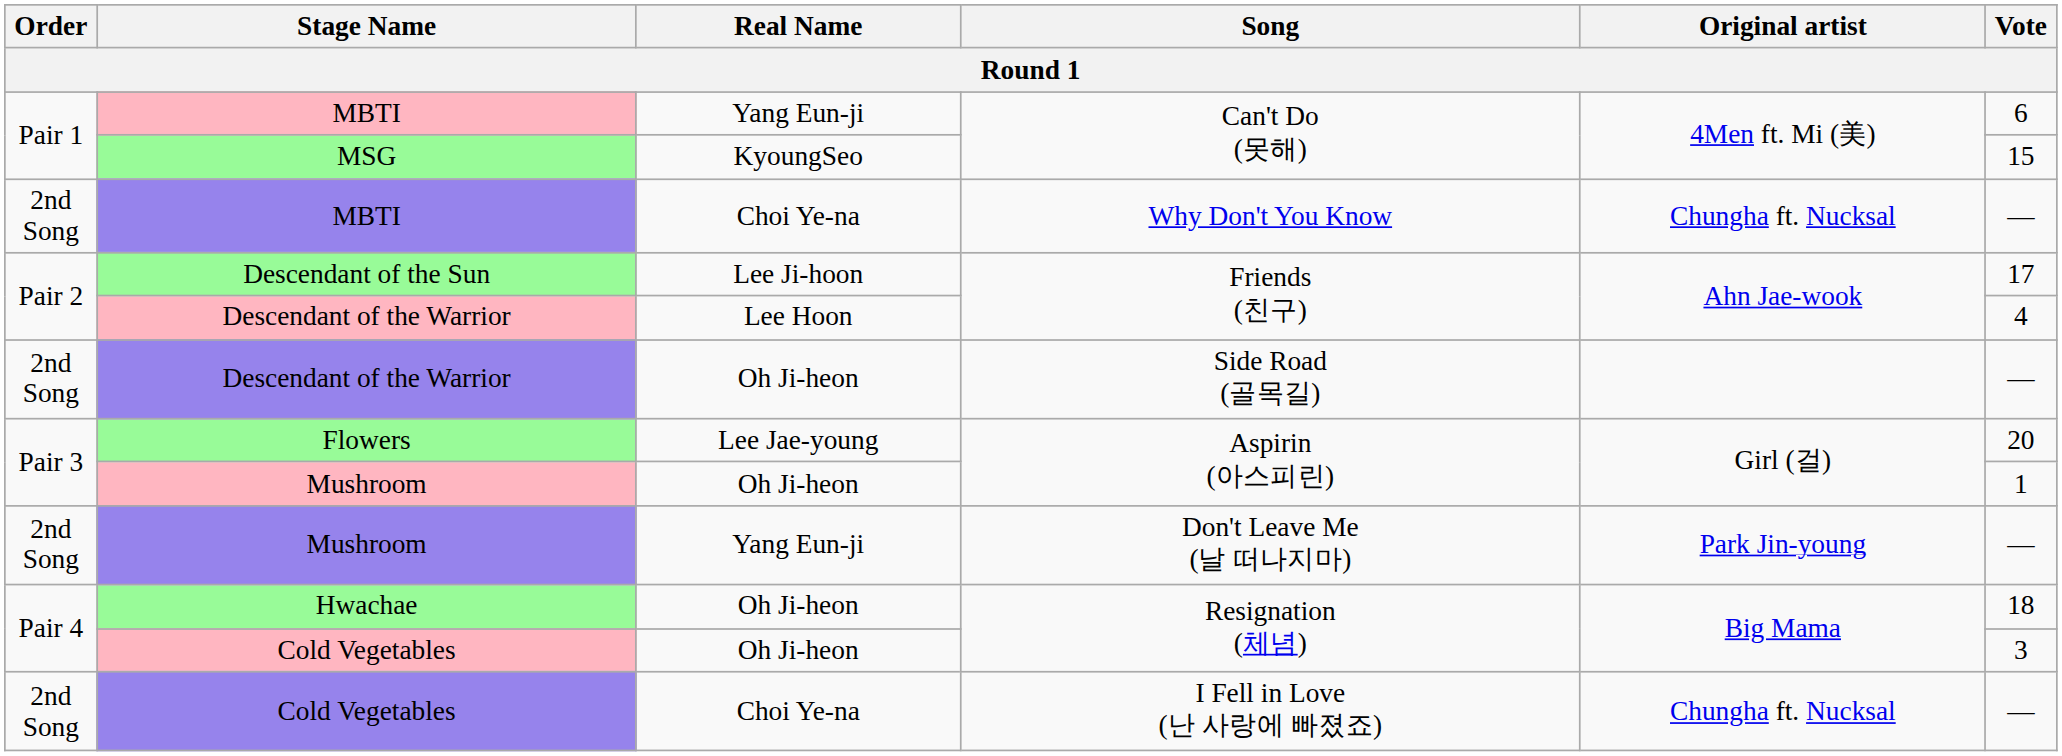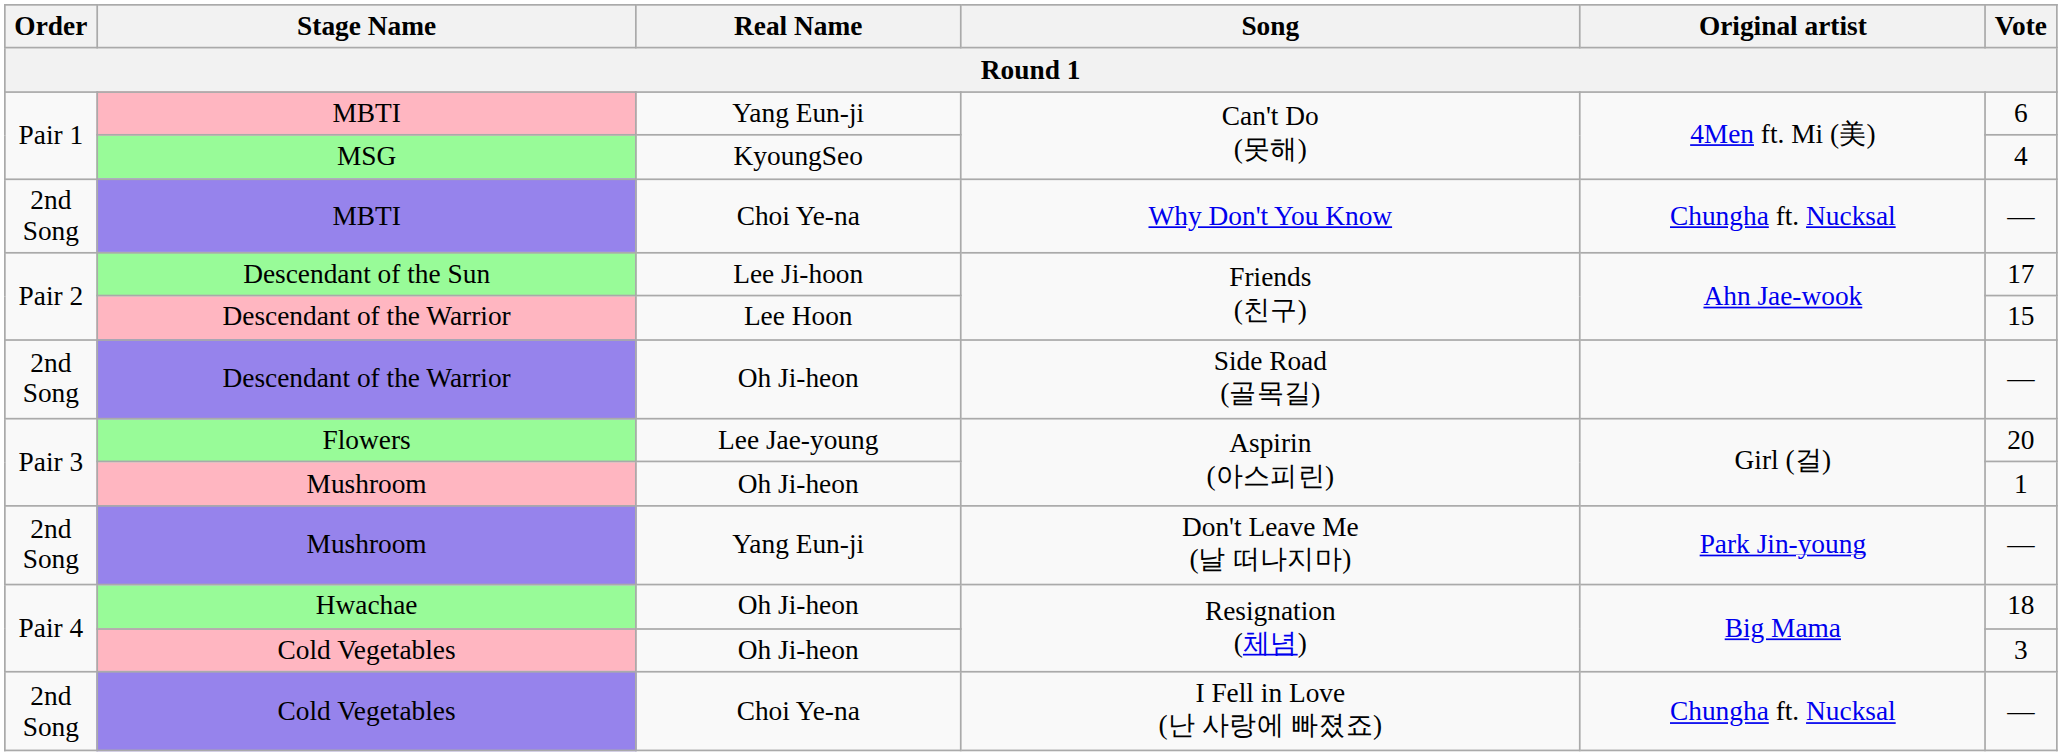(2021, 156) 15 -> (2021, 156) 4
(2021, 317) 4 -> (2021, 317) 15
